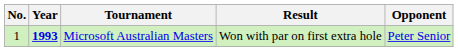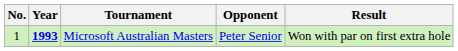columns swapped: (419, 15) <-> (300, 15)
